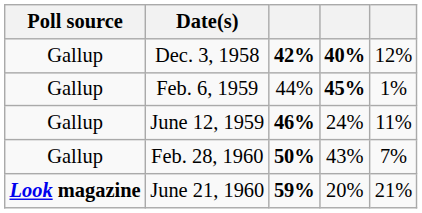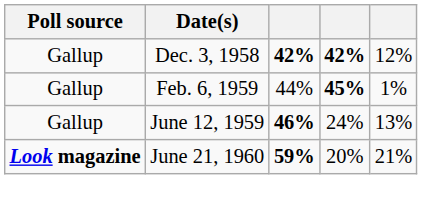(345, 55) 40% -> (345, 55) 42%
(394, 122) 11% -> (394, 122) 13%
- row: (207, 156)
